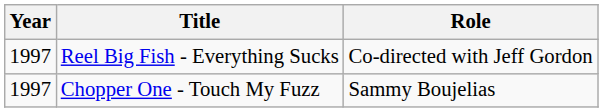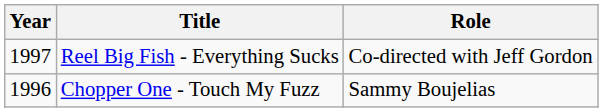(30, 90) 1997 -> (30, 90) 1996
